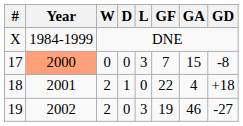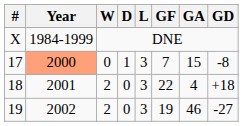(127, 62) 0 -> (127, 62) 1
(127, 86) 1 -> (127, 86) 0
(144, 86) 0 -> (144, 86) 3
